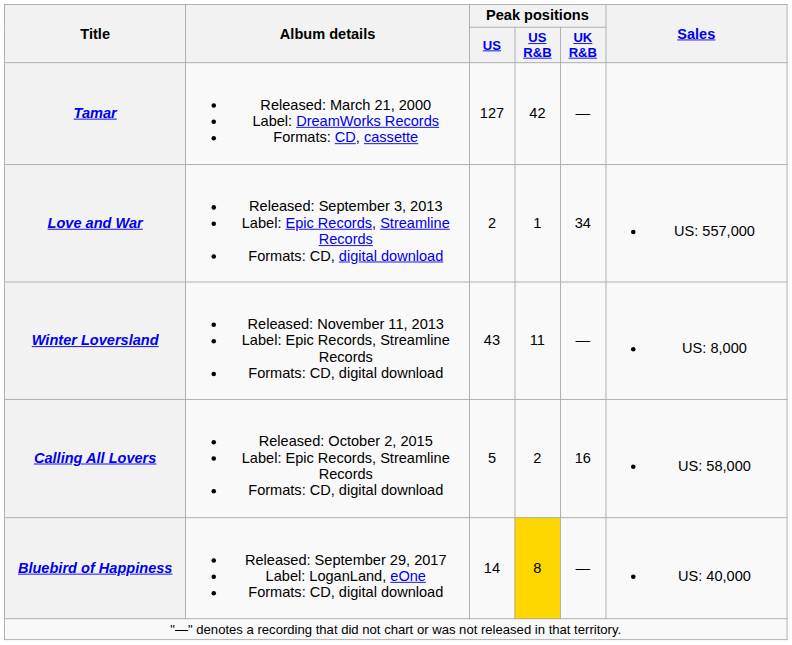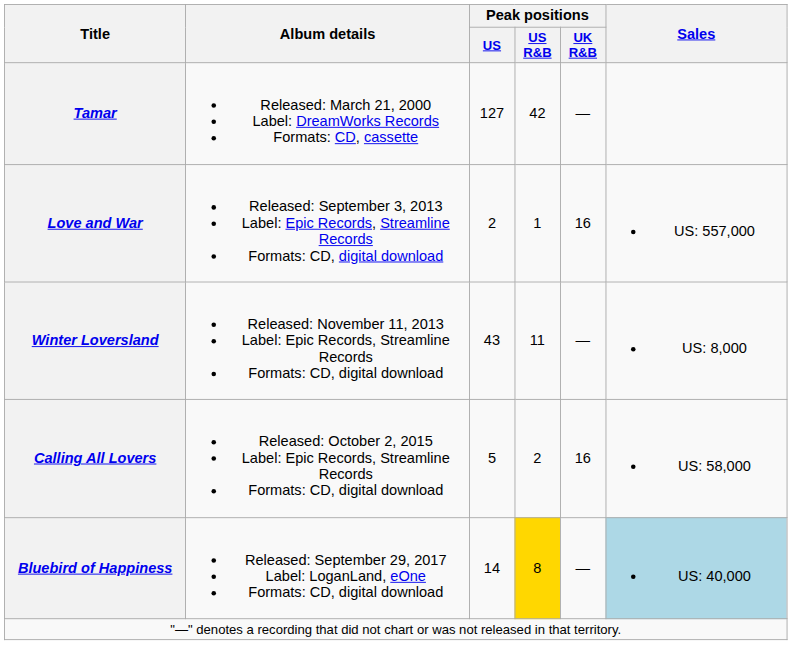(583, 223) 34 -> (583, 223) 16
(696, 576) no background -> (696, 576) lightblue background
